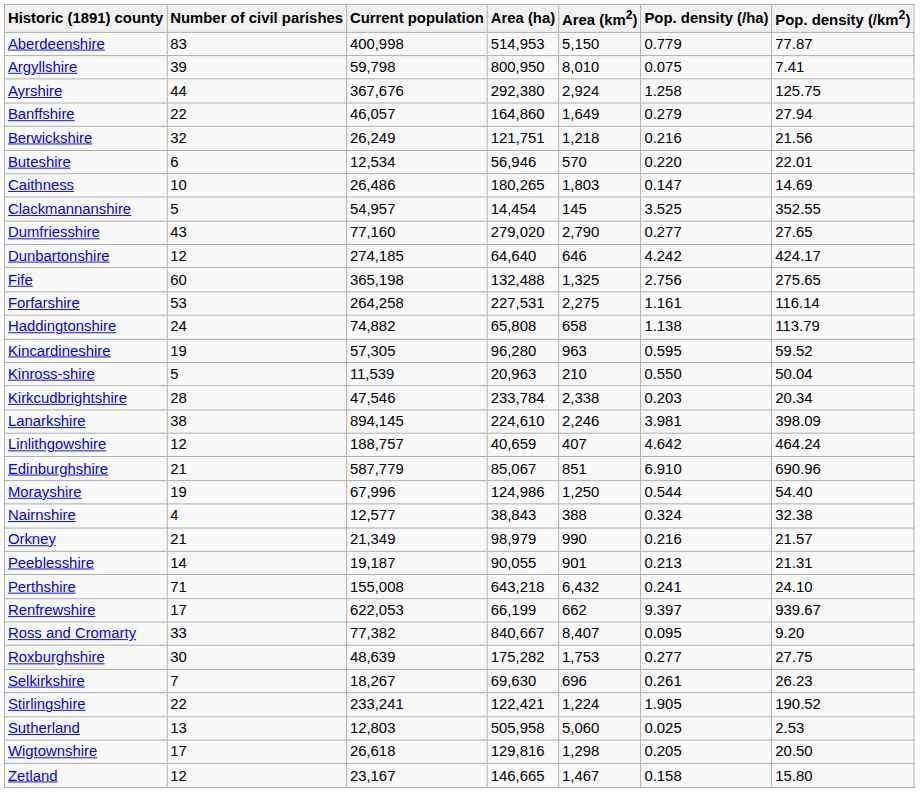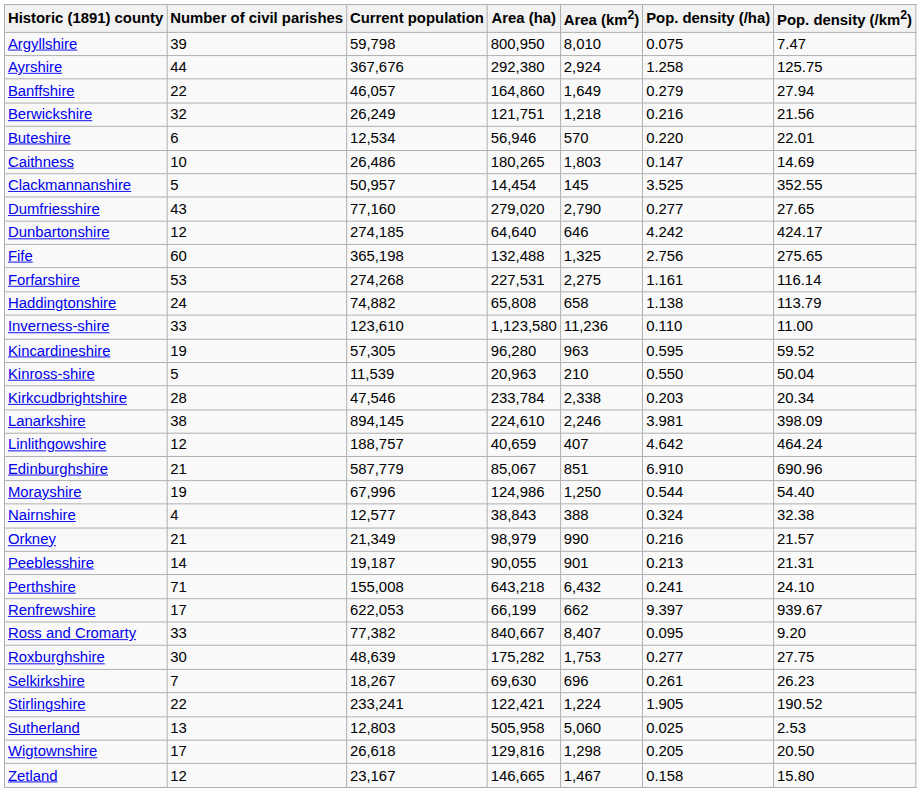- row: (56, 43)
(790, 67) 7.41 -> (791, 43) 7.47
(373, 209) 54,957 -> (373, 185) 50,957
(377, 303) 264,258 -> (377, 279) 274,268
+ row: (59, 327)
